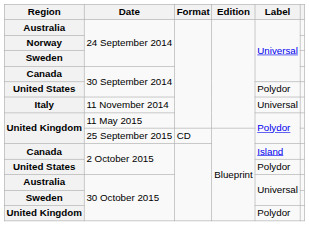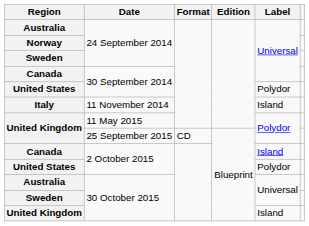(278, 105) Universal -> (270, 105) Island
(274, 213) Polydor -> (270, 213) Island
